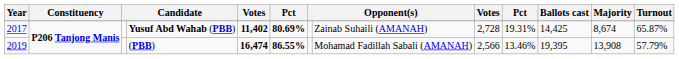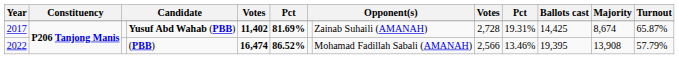(289, 29) 80.69% -> (289, 29) 81.69%
(17, 45) 2019 -> (17, 45) 2022
(289, 45) 86.55% -> (289, 45) 86.52%
